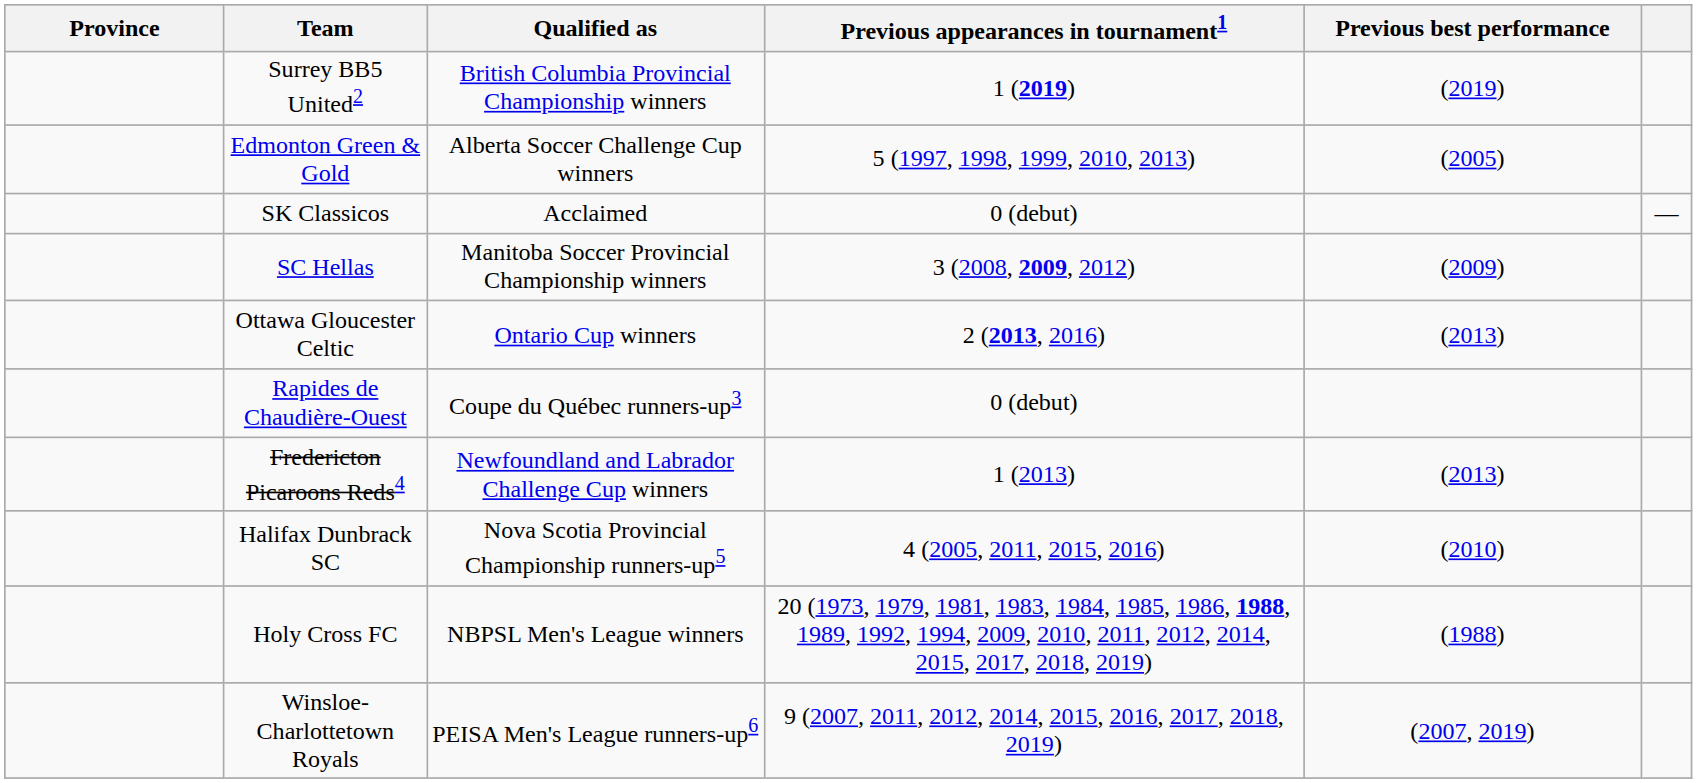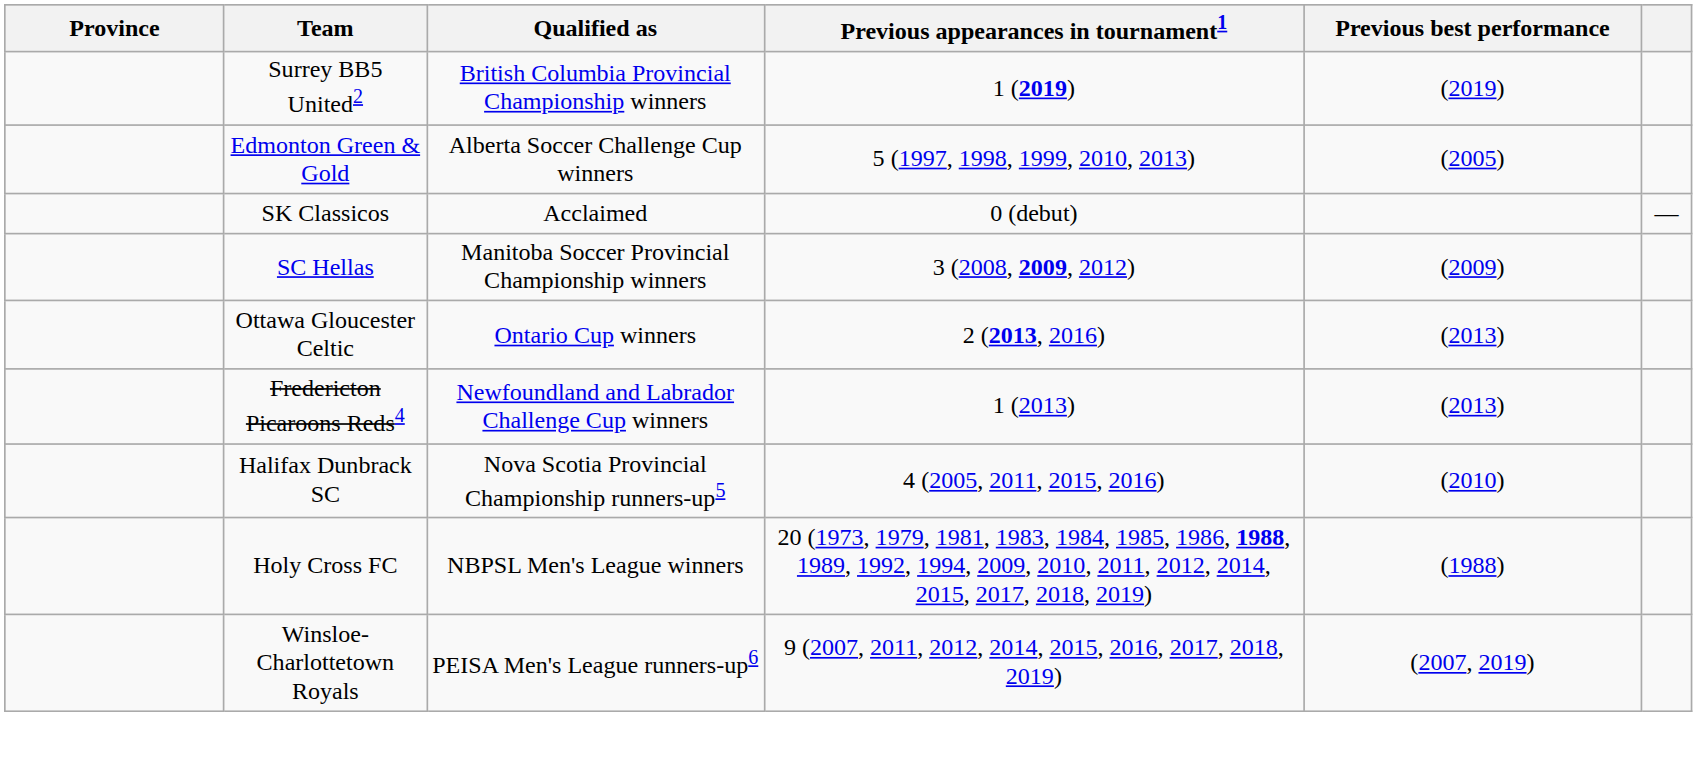- row: (325, 403)
